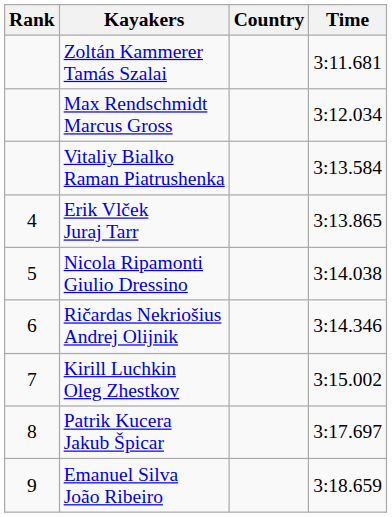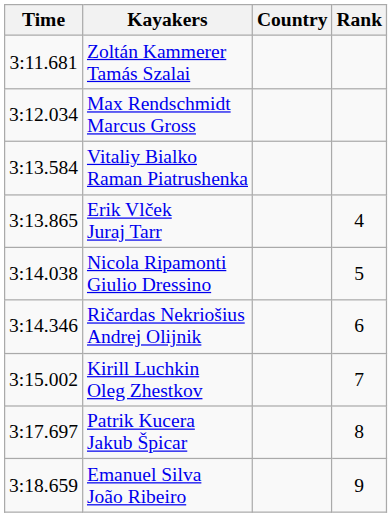columns swapped: (32, 19) <-> (348, 19)
